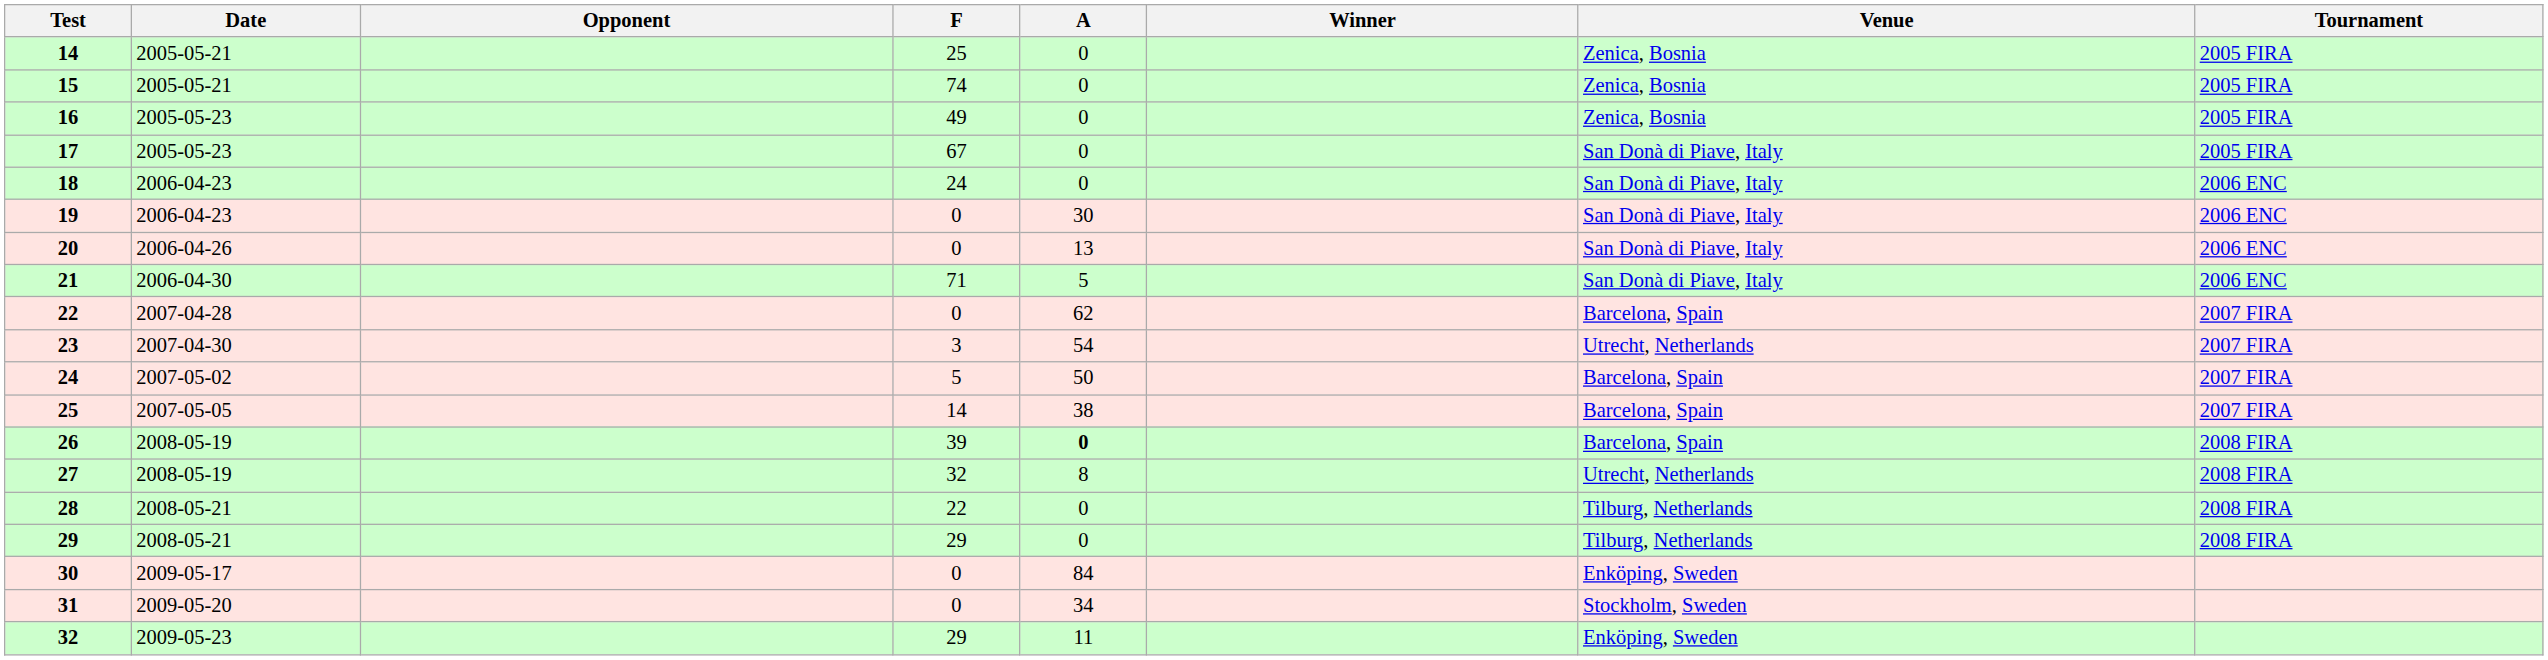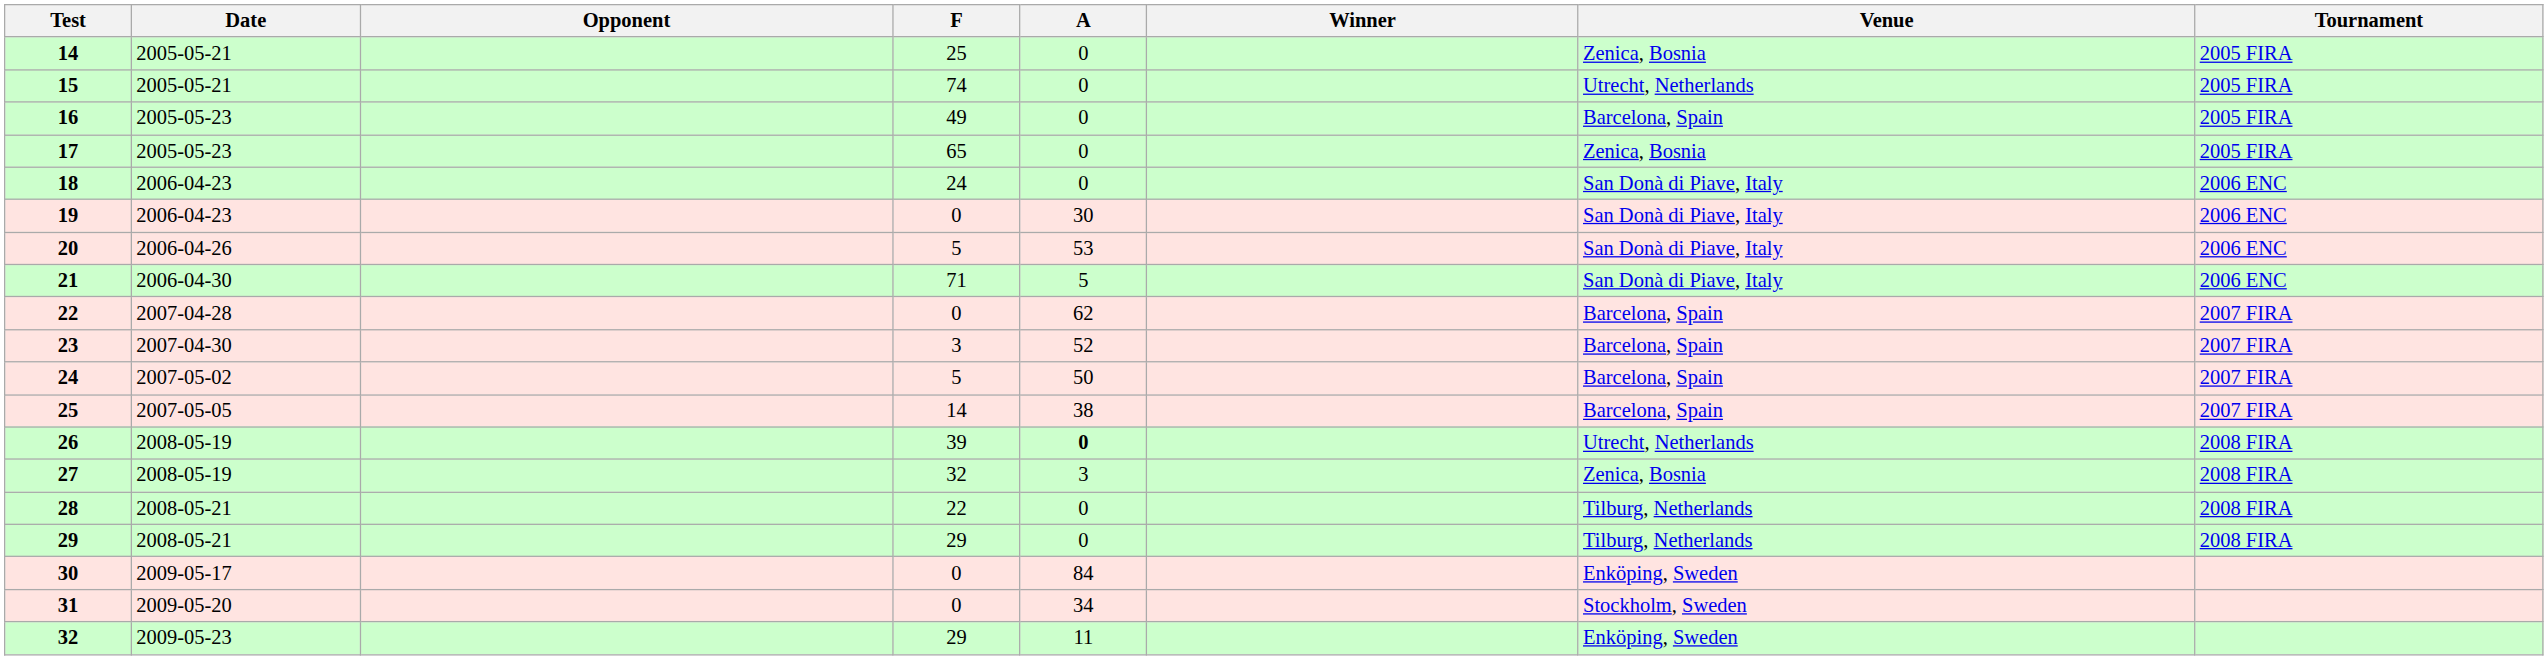(1644, 85) Zenica, Bosnia -> (1668, 85) Utrecht, Netherlands
(1644, 118) Zenica, Bosnia -> (1653, 118) Barcelona, Spain
(956, 150) 67 -> (956, 150) 65
(1683, 150) San Donà di Piave, Italy -> (1644, 150) Zenica, Bosnia
(956, 248) 0 -> (956, 248) 5
(1083, 248) 13 -> (1083, 248) 53
(1083, 345) 54 -> (1083, 345) 52
(1668, 345) Utrecht, Netherlands -> (1653, 345) Barcelona, Spain
(1653, 442) Barcelona, Spain -> (1668, 442) Utrecht, Netherlands
(1083, 475) 8 -> (1083, 475) 3
(1668, 475) Utrecht, Netherlands -> (1644, 475) Zenica, Bosnia
